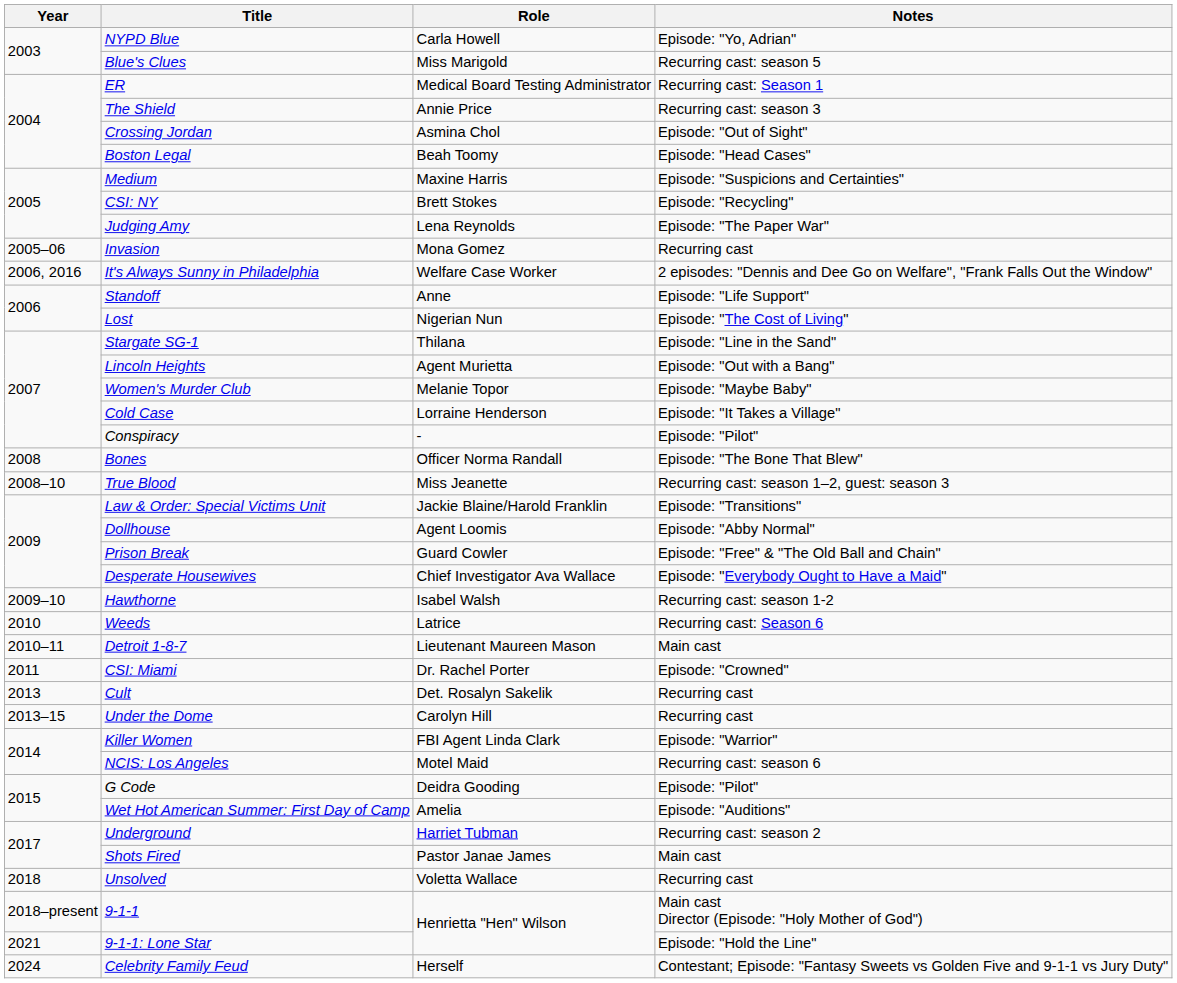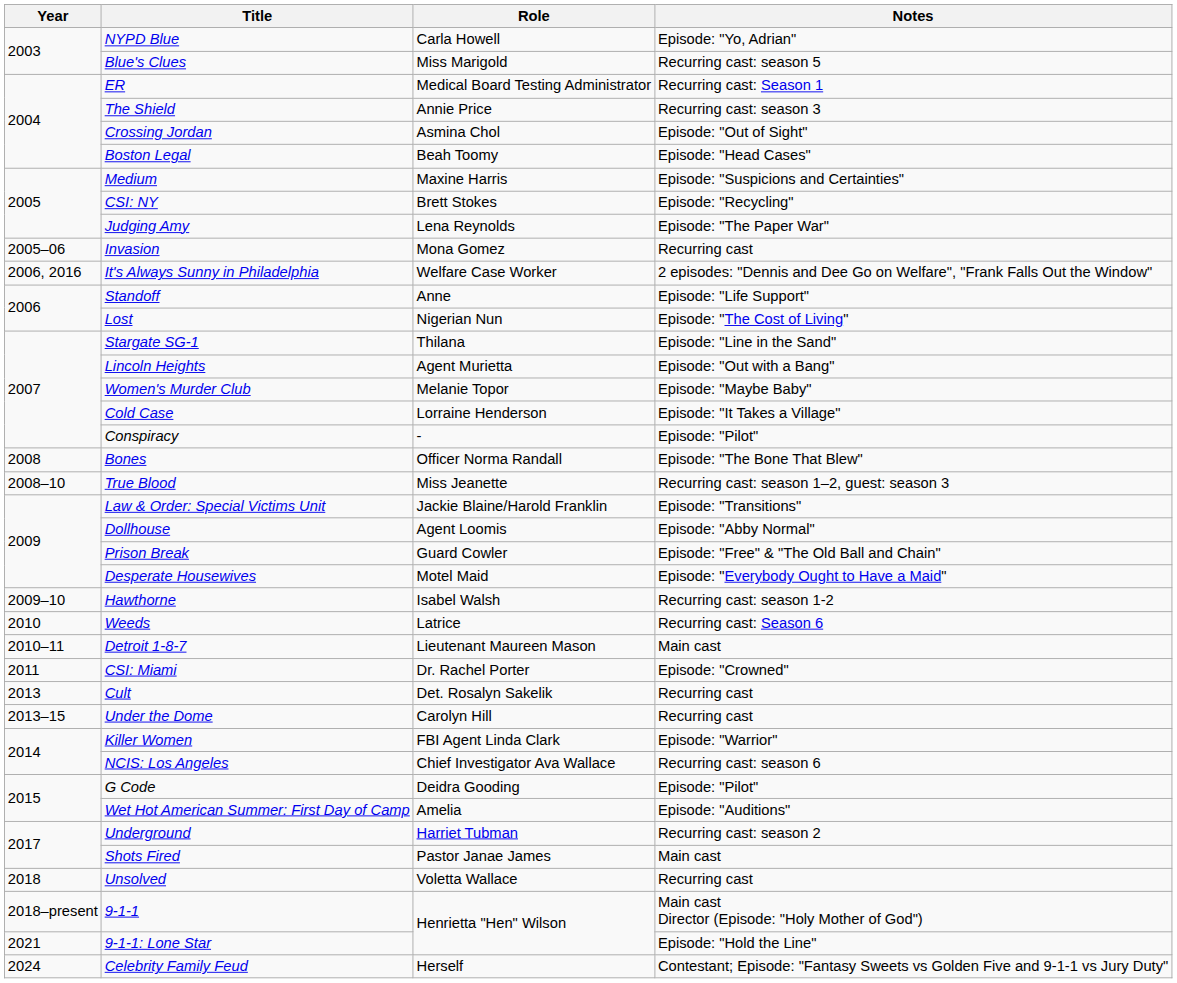(516, 576) Chief Investigator Ava Wallace -> (453, 576) Motel Maid
(453, 763) Motel Maid -> (516, 763) Chief Investigator Ava Wallace
